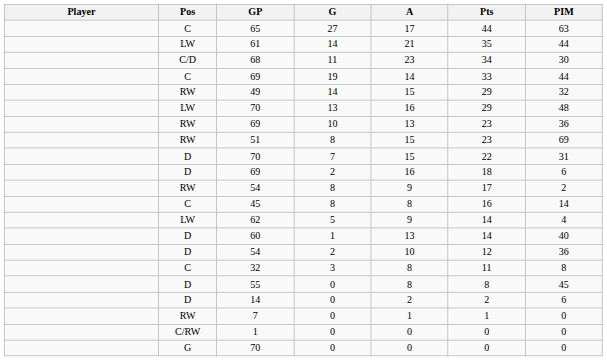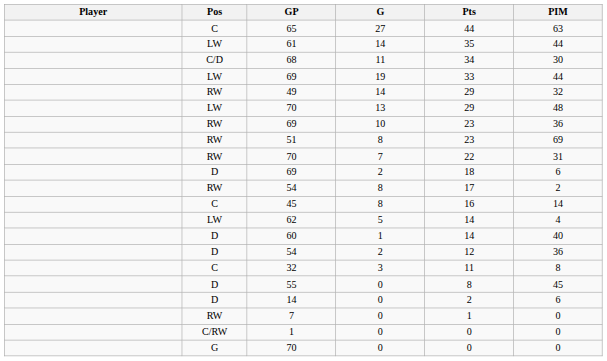- column: (410, 12)
(188, 76) C -> (215, 76) LW
(188, 156) D -> (215, 156) RW
